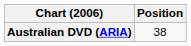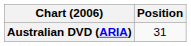(160, 32) 38 -> (160, 32) 31
